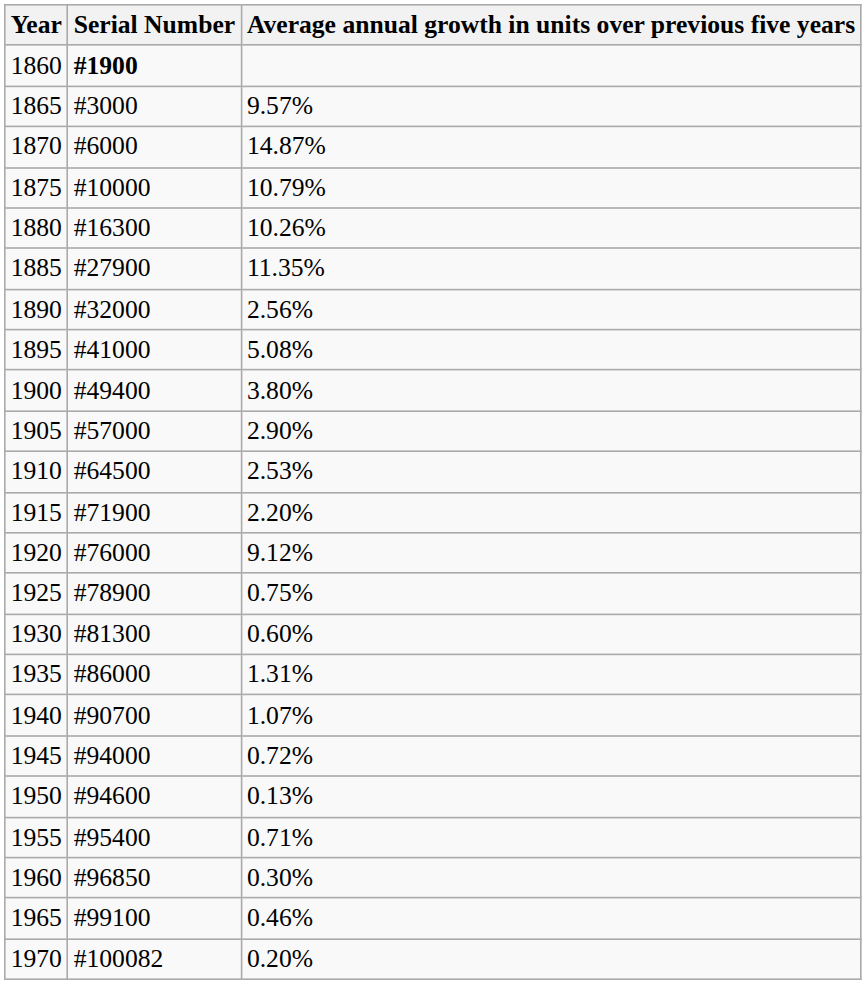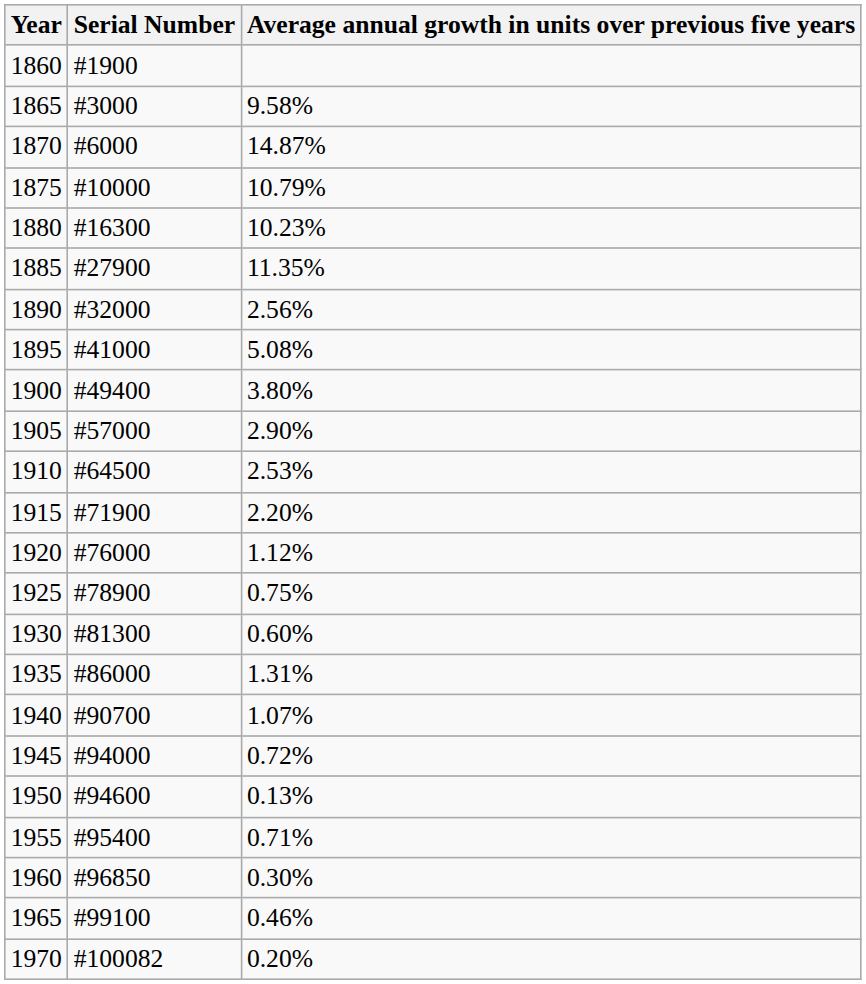(106, 65) bold -> (106, 65) normal
(280, 106) 9.57% -> (280, 106) 9.58%
(286, 227) 10.26% -> (286, 227) 10.23%
(280, 552) 9.12% -> (280, 552) 1.12%
